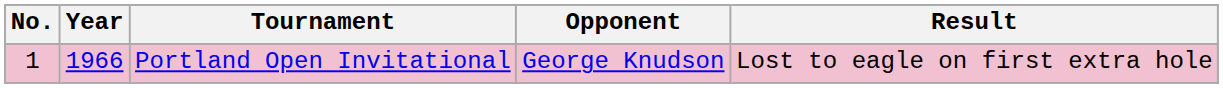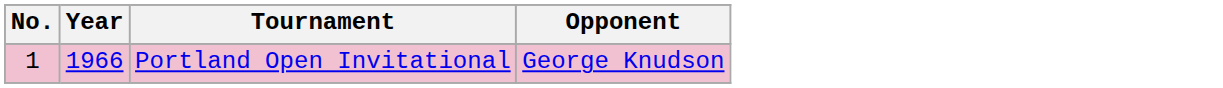- column: (974, 25)
